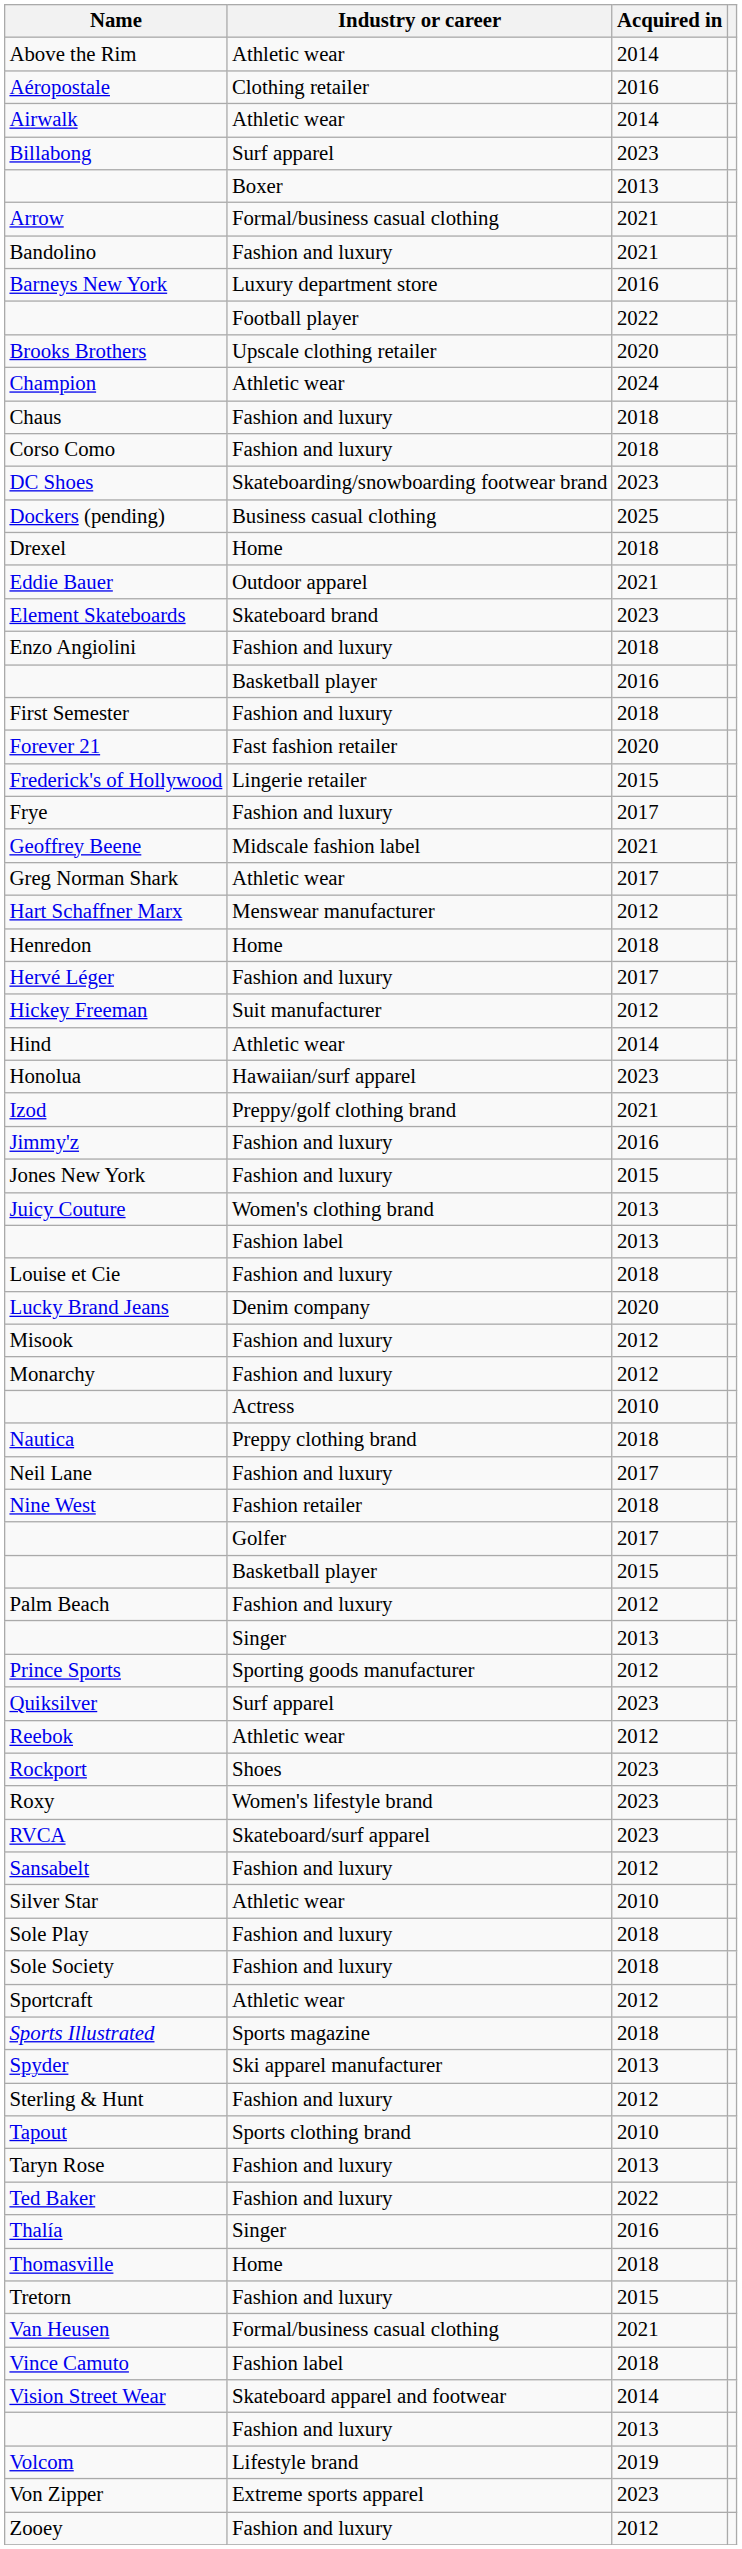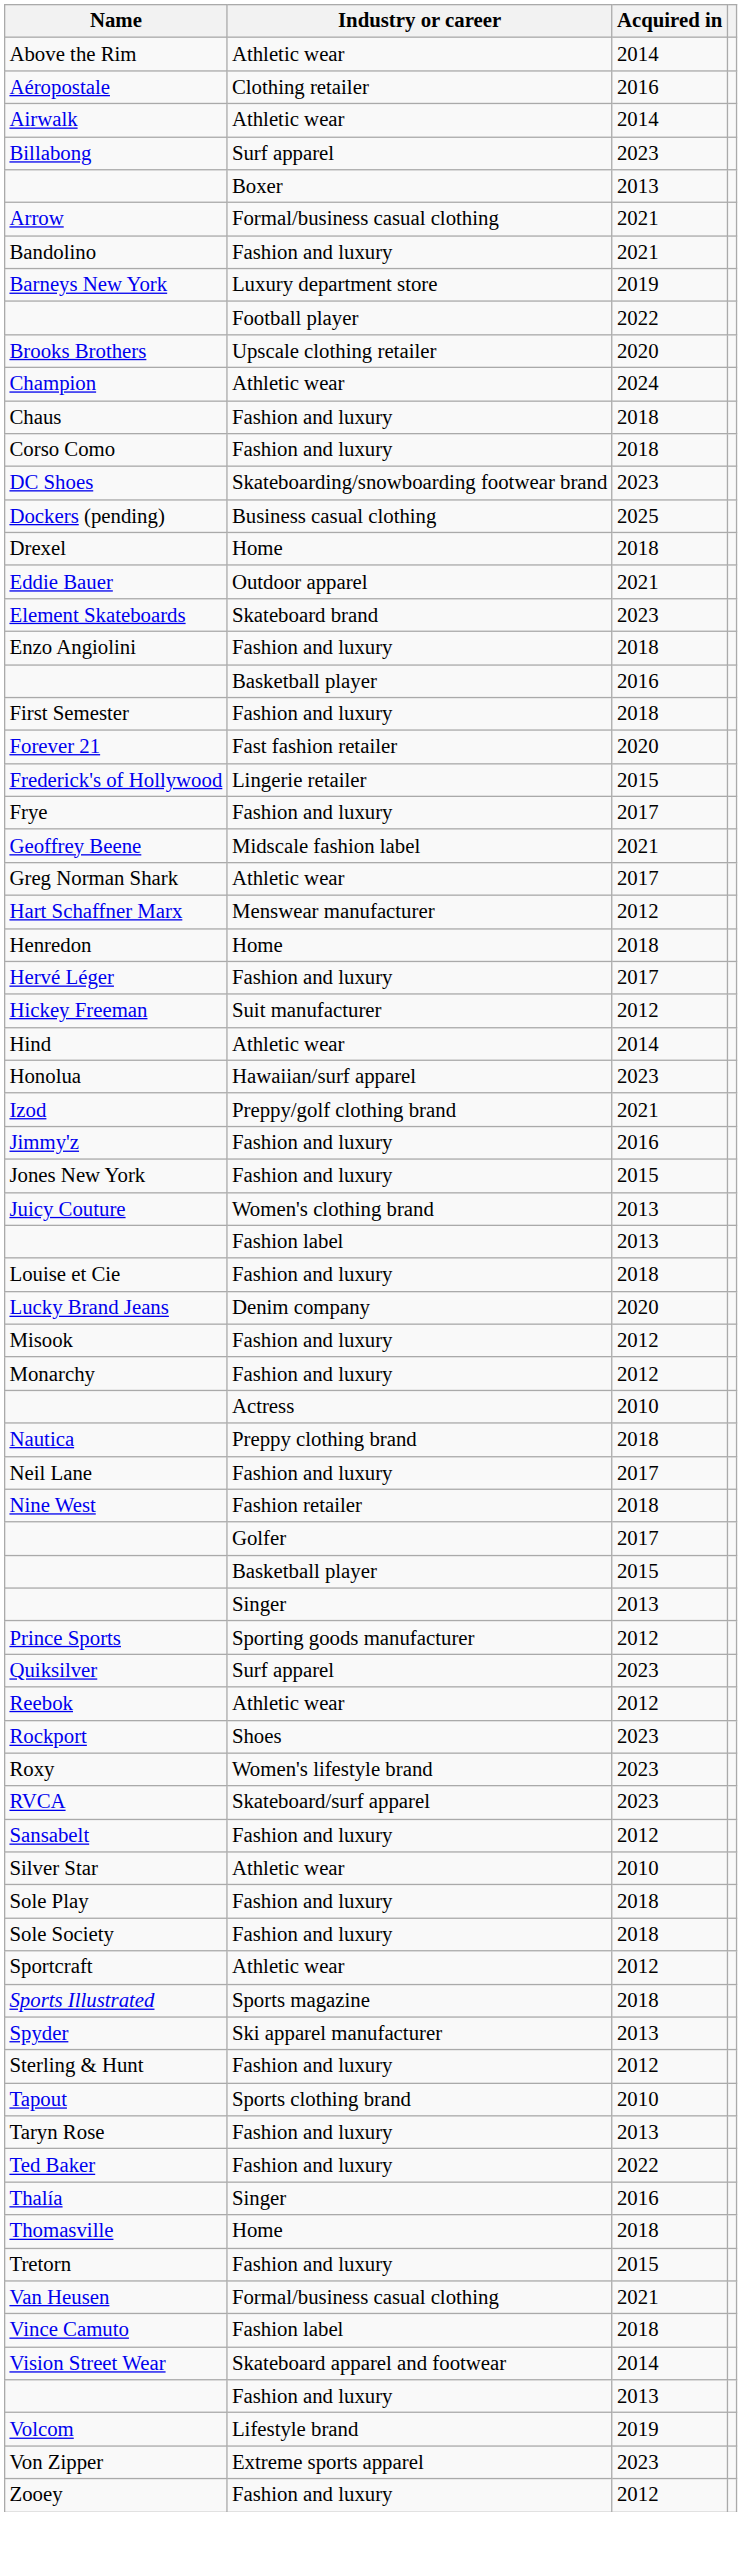(638, 284) 2016 -> (638, 284) 2019
- row: (59, 1604)
